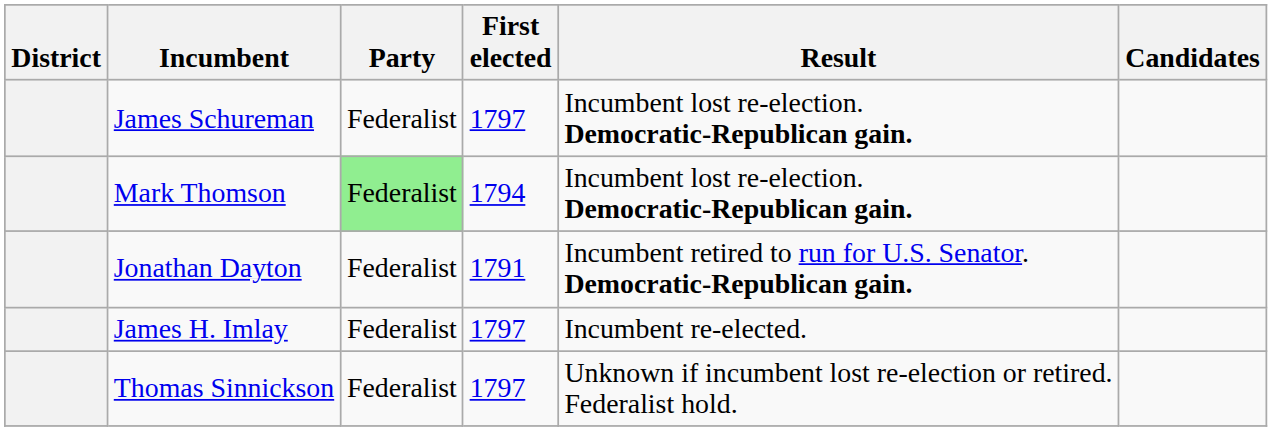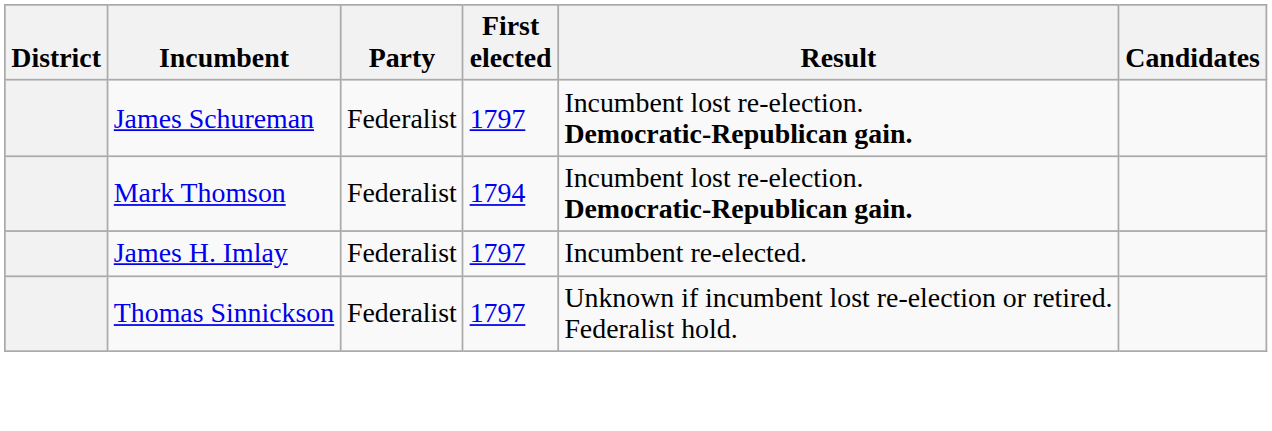(402, 193) lightgreen background -> (402, 193) no background
- row: (208, 268)
